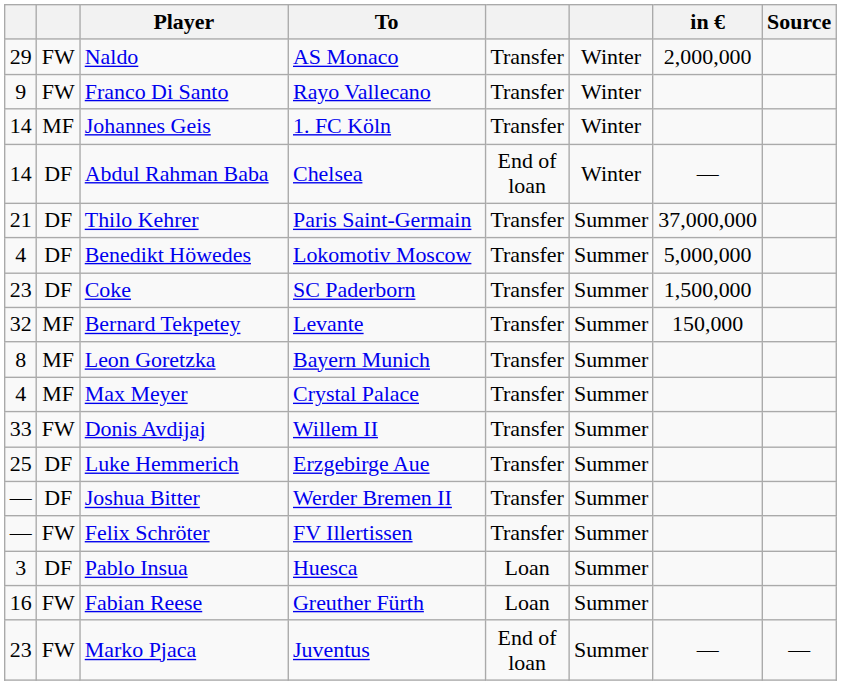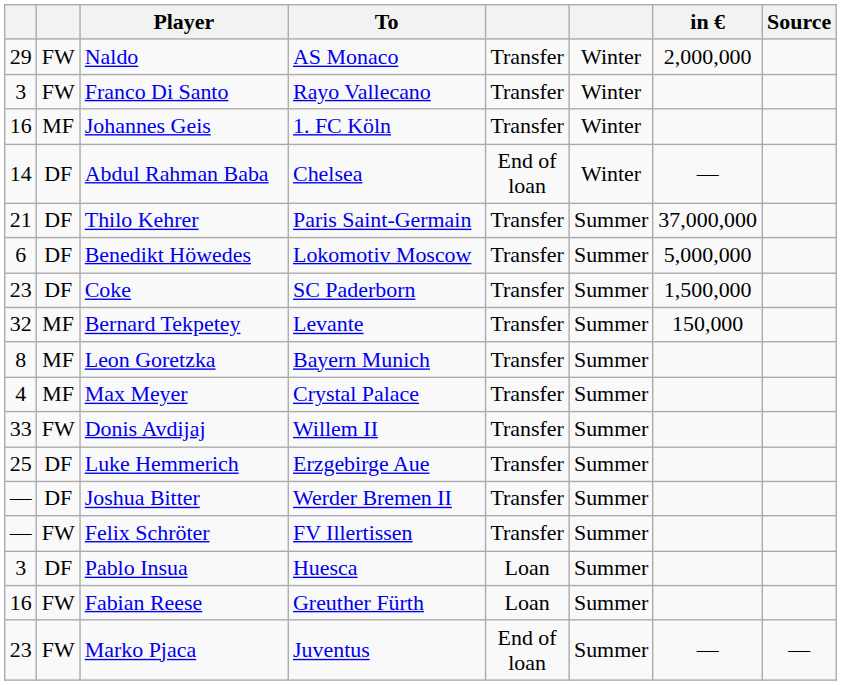(21, 91) 9 -> (21, 91) 3
(21, 126) 14 -> (21, 126) 16
(21, 255) 4 -> (21, 255) 6
